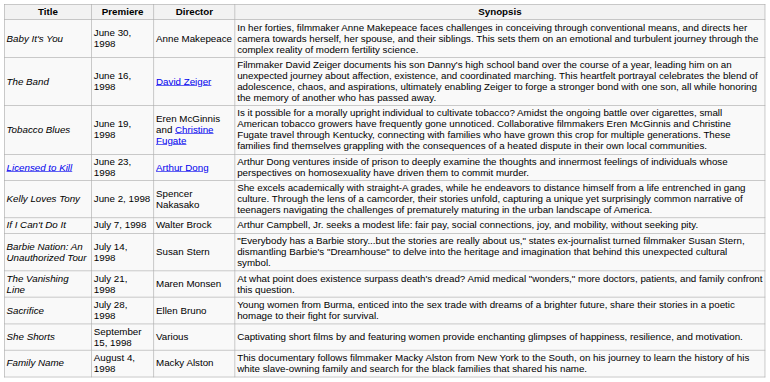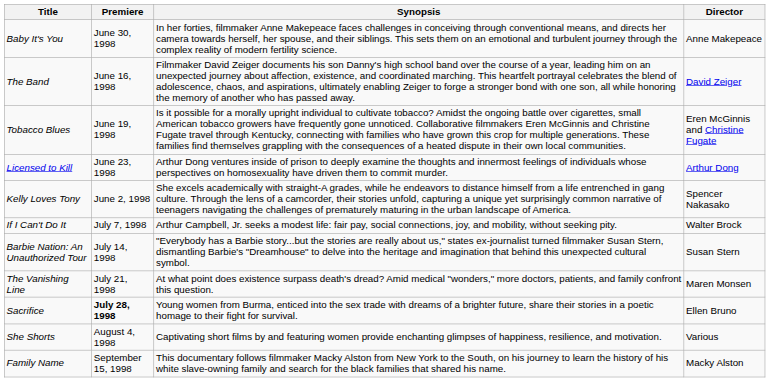columns swapped: (194, 12) <-> (500, 12)
(111, 310) normal -> (112, 310) bold
(118, 337) September 15, 1998 -> (114, 337) August 4, 1998
(114, 363) August 4, 1998 -> (118, 363) September 15, 1998
